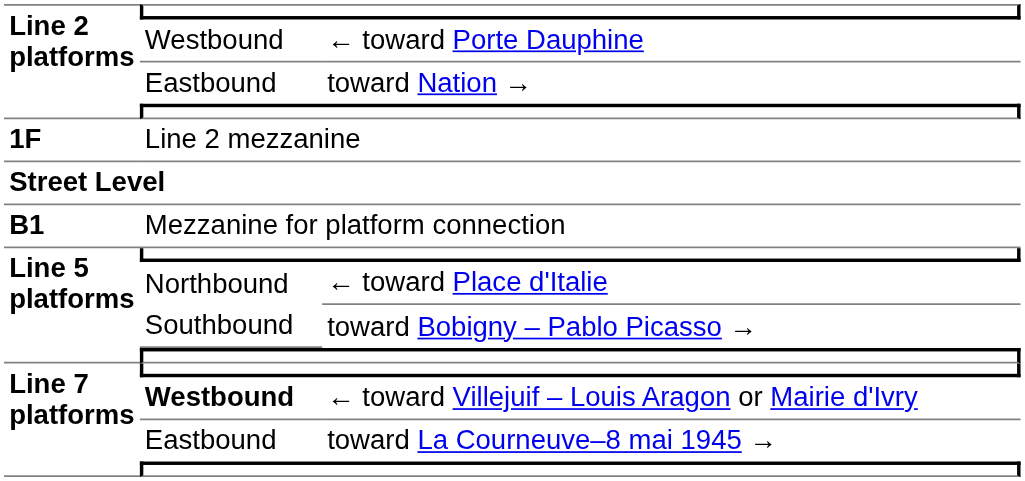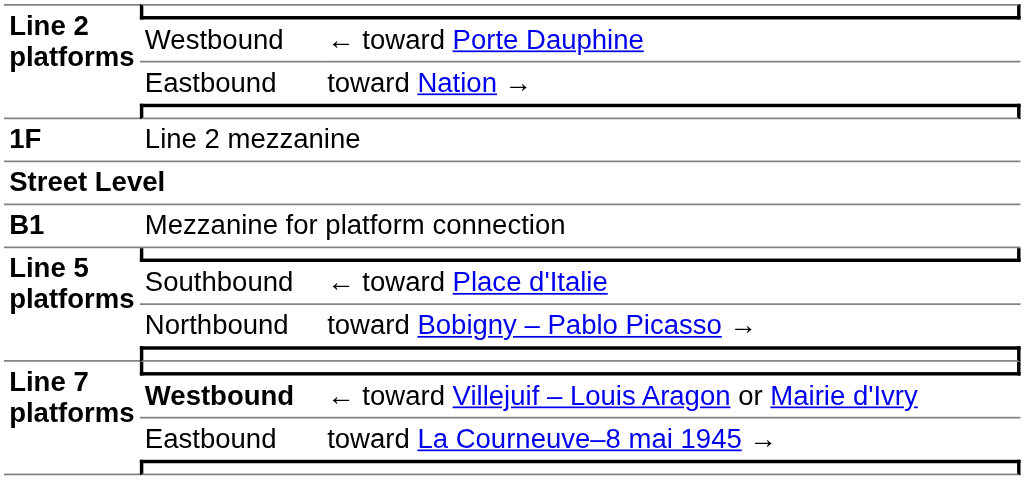(217, 283) Northbound -> (219, 282) Southbound
(219, 325) Southbound -> (217, 325) Northbound
